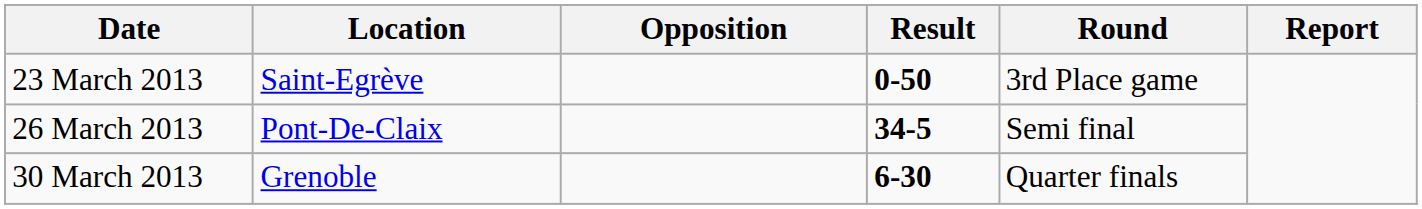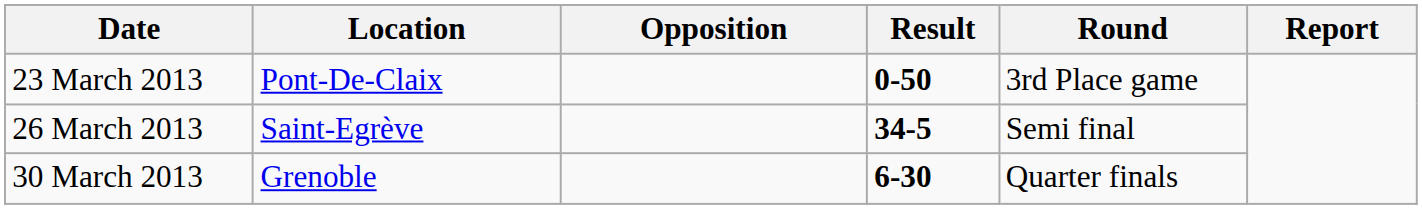(342, 78) Saint-Egrève -> (352, 78) Pont-De-Claix
(352, 128) Pont-De-Claix -> (342, 128) Saint-Egrève
